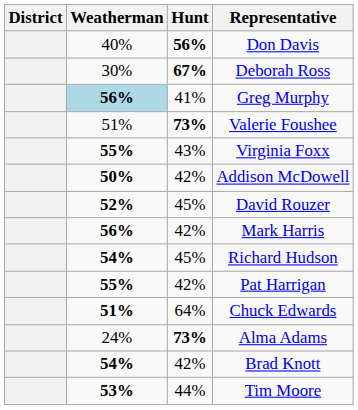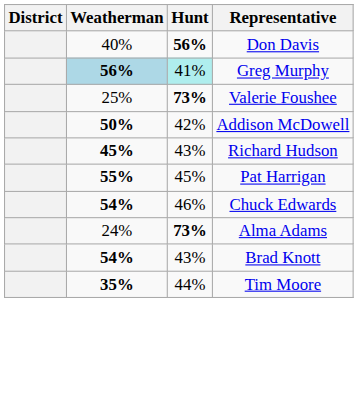- row: (283, 71)
(190, 97) no background -> (190, 71) paleturquoise background
(117, 124) 51% -> (117, 97) 25%
- row: (283, 151)
- row: (283, 204)
- row: (283, 230)
(117, 257) 54% -> (117, 151) 45%
(190, 257) 45% -> (190, 151) 43%
(190, 284) 42% -> (190, 177) 45%
(117, 310) 51% -> (117, 204) 54%
(190, 310) 64% -> (190, 204) 46%
(190, 364) 42% -> (190, 257) 43%
(117, 390) 53% -> (117, 284) 35%
